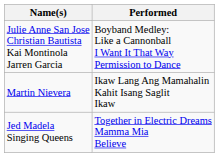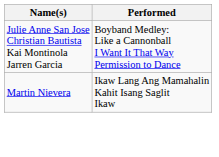- row: (40, 132)
